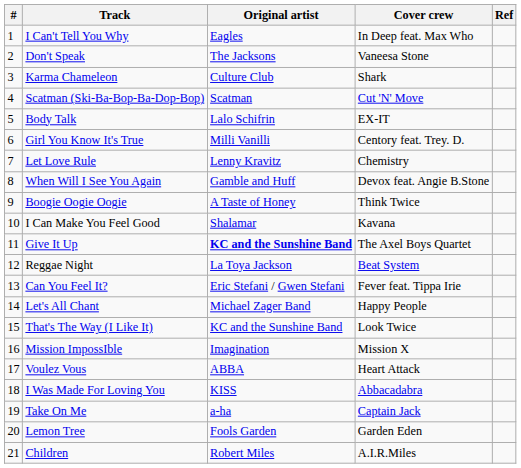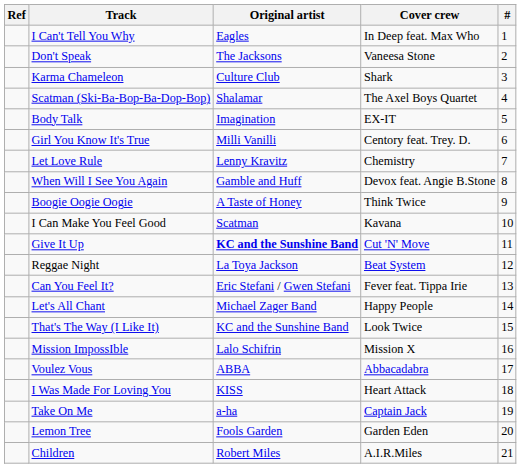columns swapped: (13, 14) <-> (504, 14)
(231, 98) Scatman -> (239, 98) Shalamar
(391, 98) Cut 'N' Move -> (420, 98) The Axel Boys Quartet
(243, 119) Lalo Schifrin -> (246, 119) Imagination
(233, 223) Shalamar -> (237, 223) Scatman
(414, 244) The Axel Boys Quartet -> (397, 244) Cut 'N' Move
(240, 348) Imagination -> (249, 348) Lalo Schifrin
(389, 369) Heart Attack -> (396, 369) Abbacadabra
(390, 390) Abbacadabra -> (395, 390) Heart Attack
